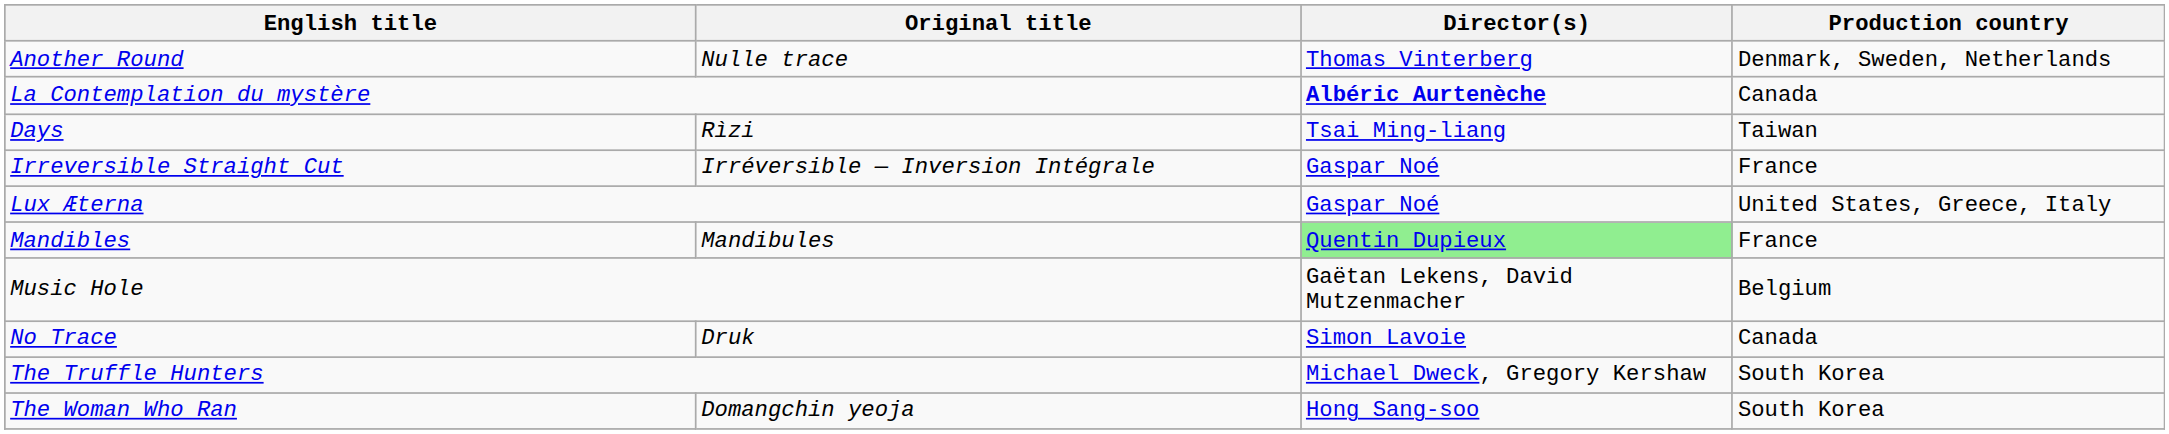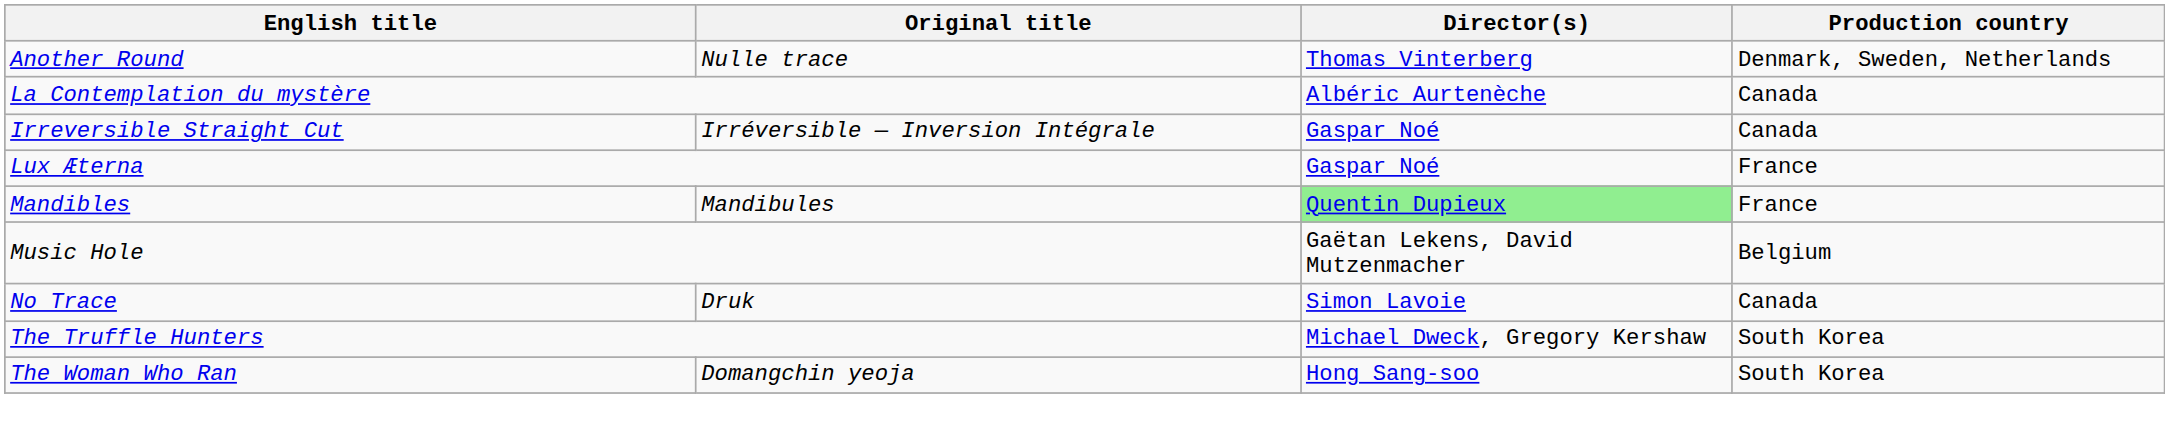(1426, 95) bold -> (1426, 95) normal
- row: (37, 132)
(1778, 168) France -> (1778, 132) Canada
(1925, 204) United States, Greece, Italy -> (1778, 168) France
